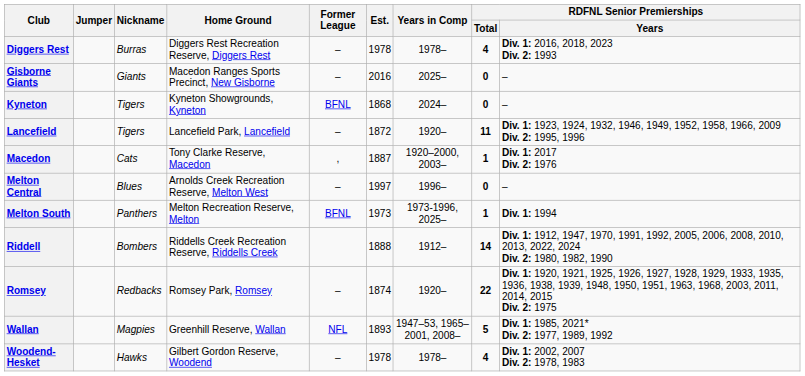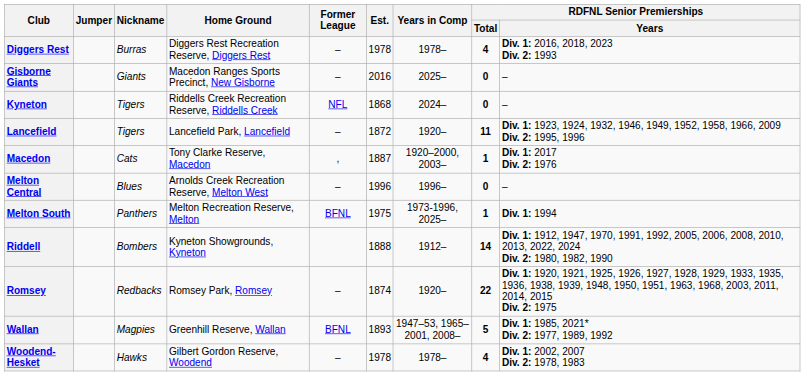(221, 104) Kyneton Showgrounds, Kyneton -> (228, 104) Riddells Creek Recreation Reserve, Riddells Creek
(338, 104) BFNL -> (338, 104) NFL
(380, 186) 1997 -> (380, 186) 1996
(380, 214) 1973 -> (380, 214) 1975
(228, 247) Riddells Creek Recreation Reserve, Riddells Creek -> (221, 247) Kyneton Showgrounds, Kyneton
(338, 330) NFL -> (338, 330) BFNL
